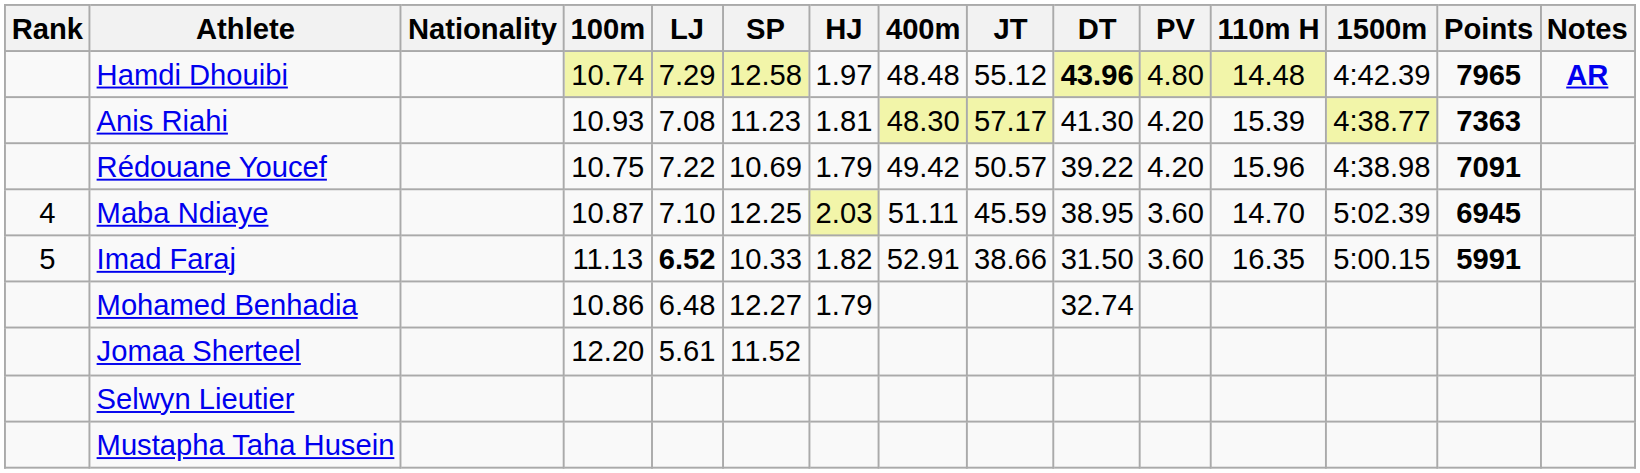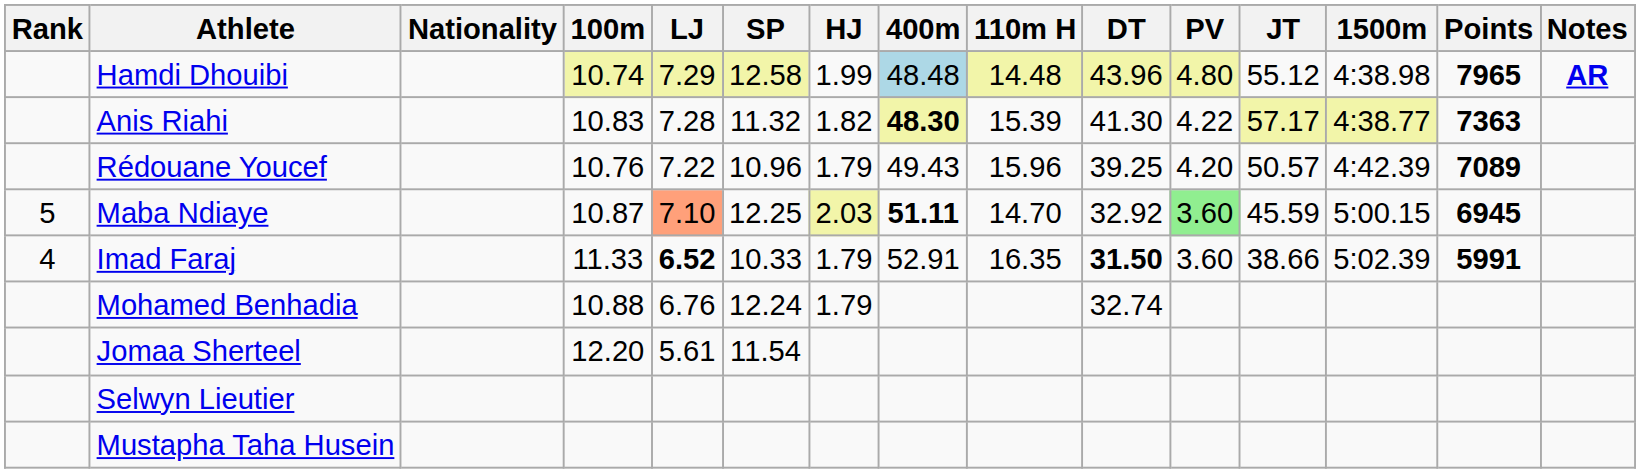columns swapped: (1269, 28) <-> (1011, 28)
(844, 74) 1.97 -> (844, 74) 1.99
(923, 74) no background -> (923, 74) lightblue background
(1097, 74) bold -> (1126, 74) normal
(1382, 74) 4:42.39 -> (1382, 74) 4:38.98
(608, 121) 10.93 -> (608, 121) 10.83
(687, 121) 7.08 -> (687, 121) 7.28
(766, 121) 11.23 -> (766, 121) 11.32
(844, 121) 1.81 -> (844, 121) 1.82
(923, 121) normal -> (923, 121) bold
(1176, 121) 4.20 -> (1205, 121) 4.22
(608, 167) 10.75 -> (608, 167) 10.76
(766, 167) 10.69 -> (766, 167) 10.96
(923, 167) 49.42 -> (923, 167) 49.43
(1097, 167) 39.22 -> (1126, 167) 39.25
(1382, 167) 4:38.98 -> (1382, 167) 4:42.39
(1489, 167) 7091 -> (1489, 167) 7089
(47, 213) 4 -> (47, 213) 5
(687, 213) no background -> (687, 213) lightsalmon background
(923, 213) normal -> (923, 213) bold
(1097, 213) 38.95 -> (1126, 213) 32.92
(1176, 213) no background -> (1205, 213) lightgreen background
(1382, 213) 5:02.39 -> (1382, 213) 5:00.15
(47, 259) 5 -> (47, 259) 4
(608, 259) 11.13 -> (608, 259) 11.33
(844, 259) 1.82 -> (844, 259) 1.79
(1097, 259) normal -> (1126, 259) bold
(1382, 259) 5:00.15 -> (1382, 259) 5:02.39
(608, 305) 10.86 -> (608, 305) 10.88
(687, 305) 6.48 -> (687, 305) 6.76
(766, 305) 12.27 -> (766, 305) 12.24
(766, 352) 11.52 -> (766, 352) 11.54
